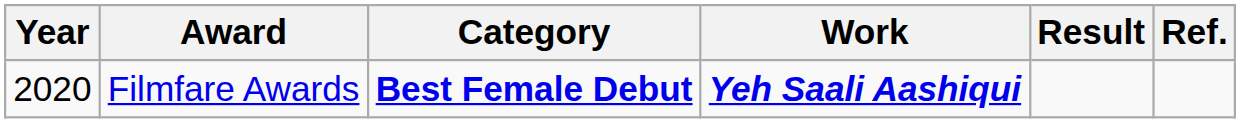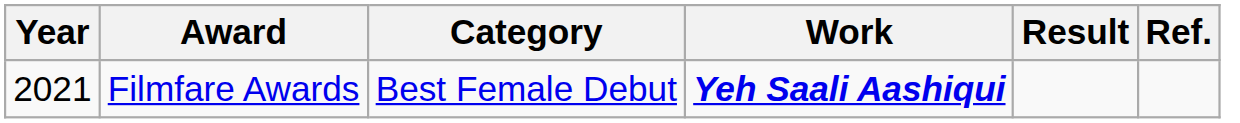(52, 88) 2020 -> (52, 88) 2021
(534, 88) bold -> (526, 88) normal
